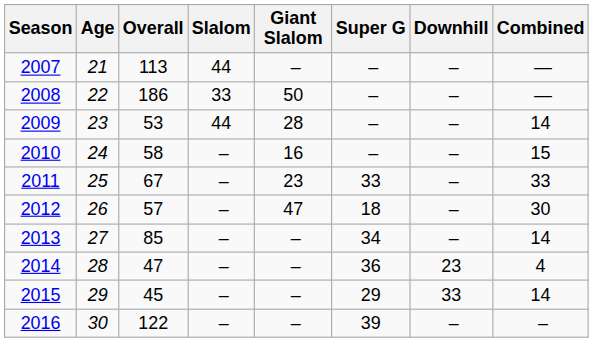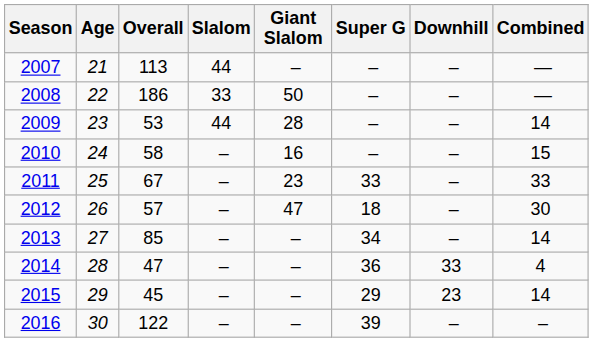(451, 266) 23 -> (451, 266) 33
(451, 294) 33 -> (451, 294) 23
